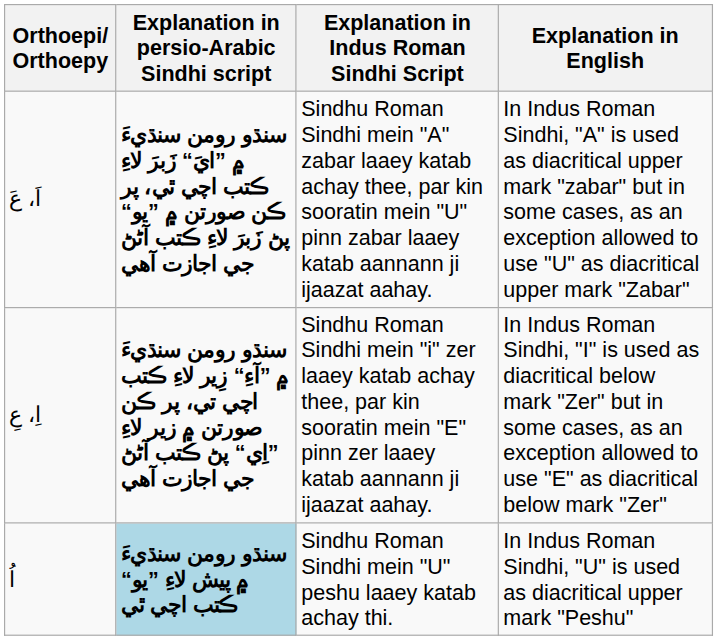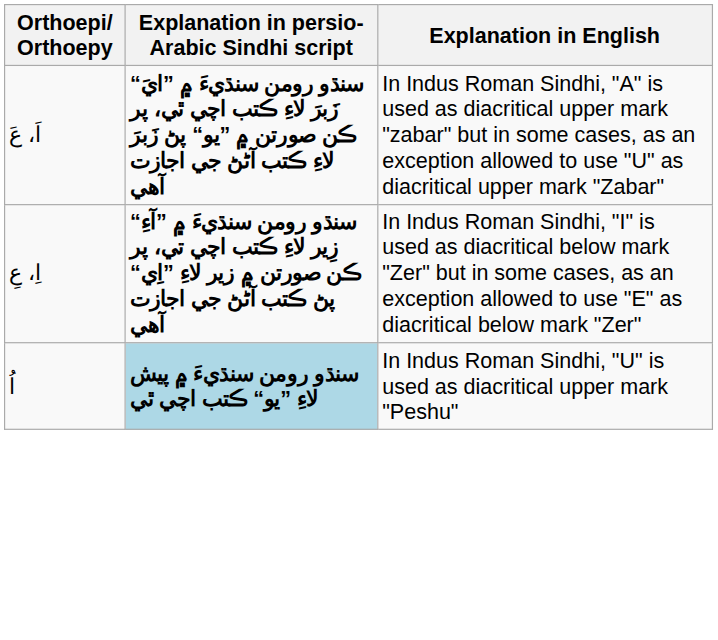- column: (397, 48)
